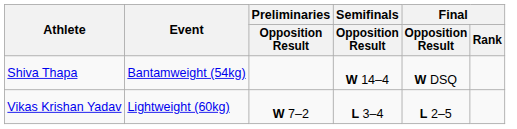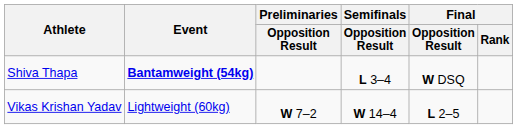(187, 73) normal -> (190, 73) bold
(367, 80) W 14–4 -> (375, 80) L 3–4
(367, 114) L 3–4 -> (375, 114) W 14–4
